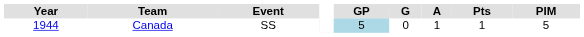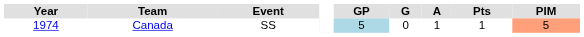(46, 25) 1944 -> (46, 25) 1974
(546, 25) no background -> (546, 25) lightsalmon background
